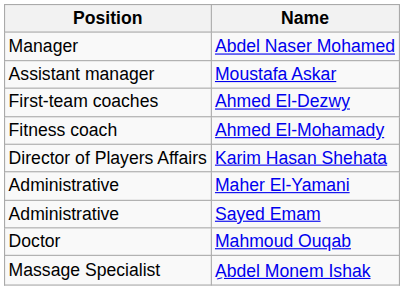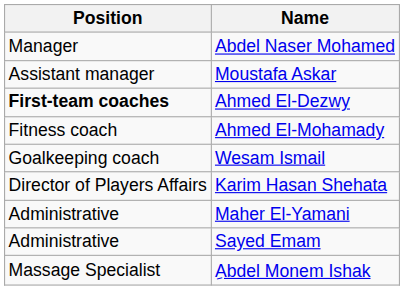(83, 102) normal -> (89, 102) bold
+ row: (270, 158)
- row: (283, 241)
